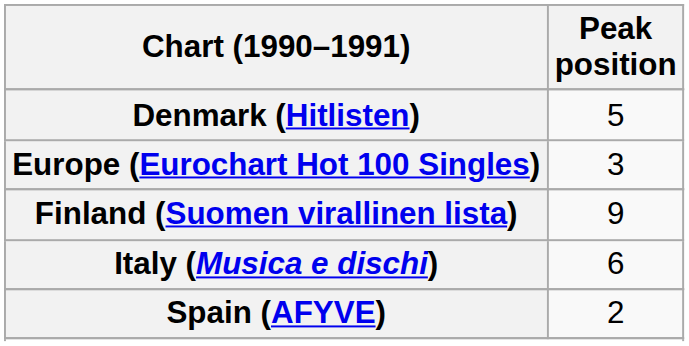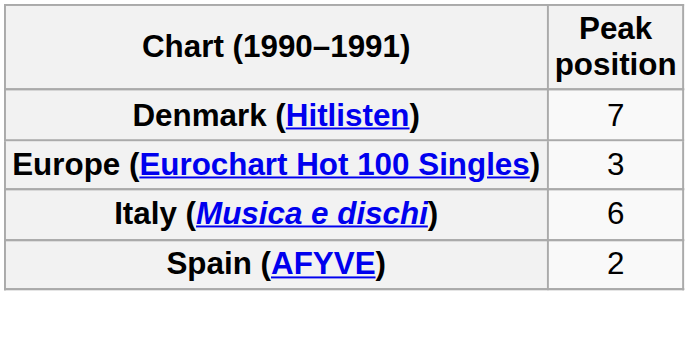(616, 114) 5 -> (616, 114) 7
- row: (276, 213)
